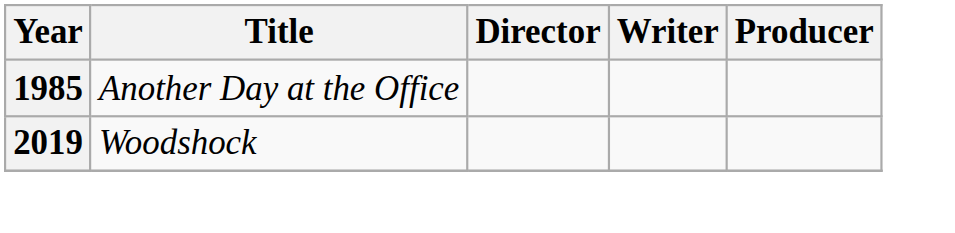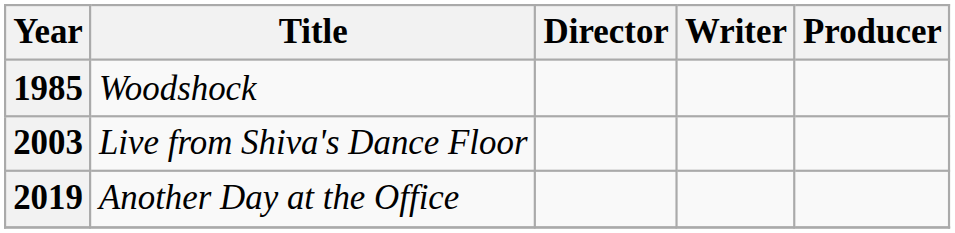(279, 87) Another Day at the Office -> (178, 87) Woodshock
+ row: (48, 142)
(178, 142) Woodshock -> (279, 198) Another Day at the Office
